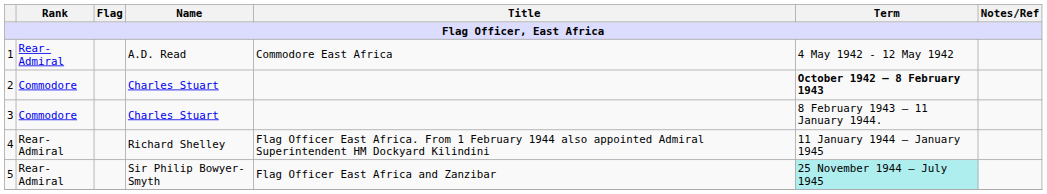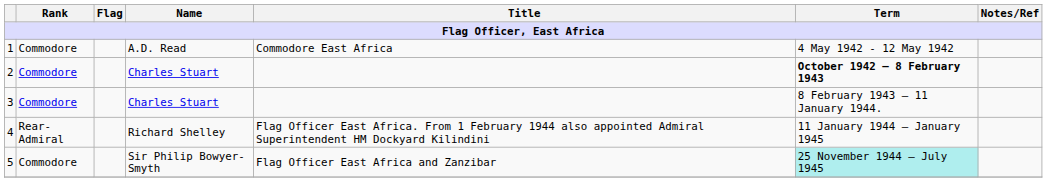(41, 55) Rear-Admiral -> (48, 48) Commodore
(41, 175) Rear-Admiral -> (48, 162) Commodore
